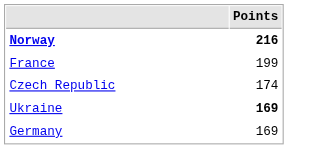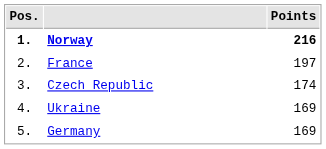+ column: (25, 17)
(267, 63) 199 -> (305, 63) 197
(267, 109) bold -> (305, 109) normal
